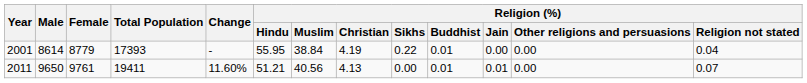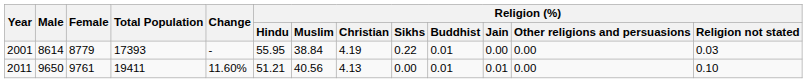(707, 50) 0.04 -> (707, 50) 0.03
(707, 68) 0.07 -> (707, 68) 0.10
